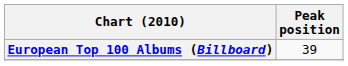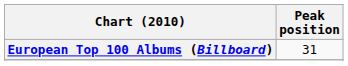(310, 50) 39 -> (310, 50) 31
